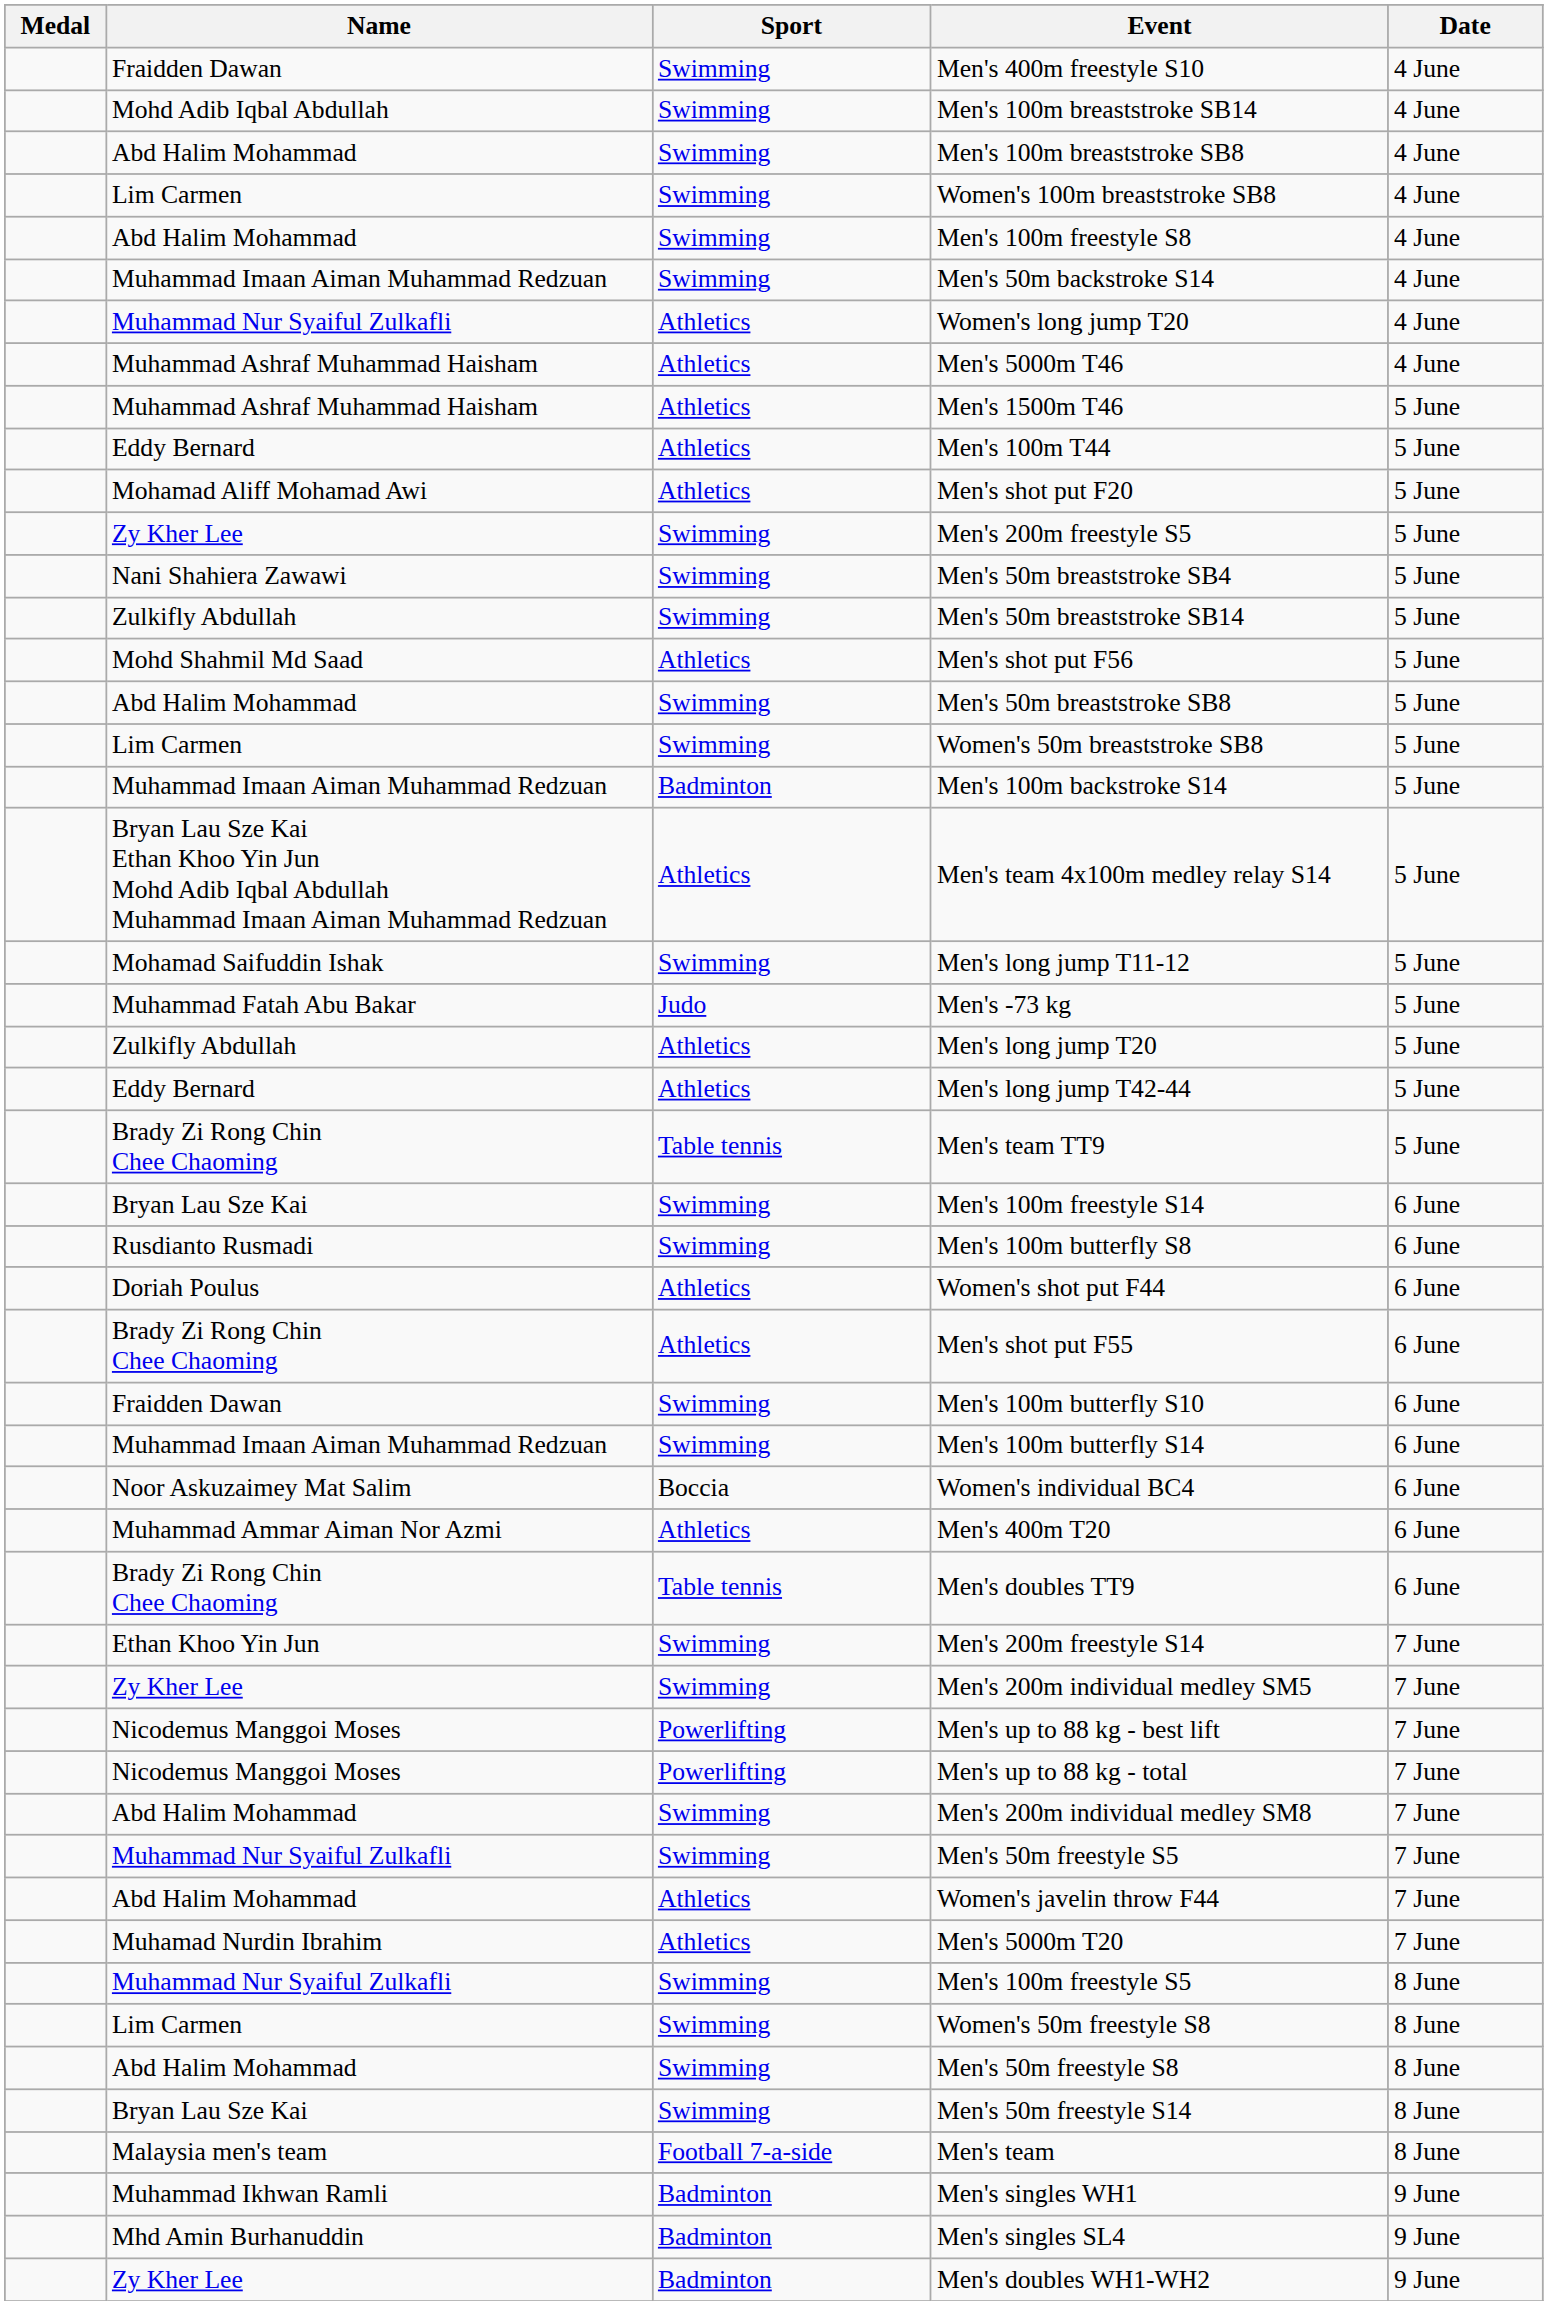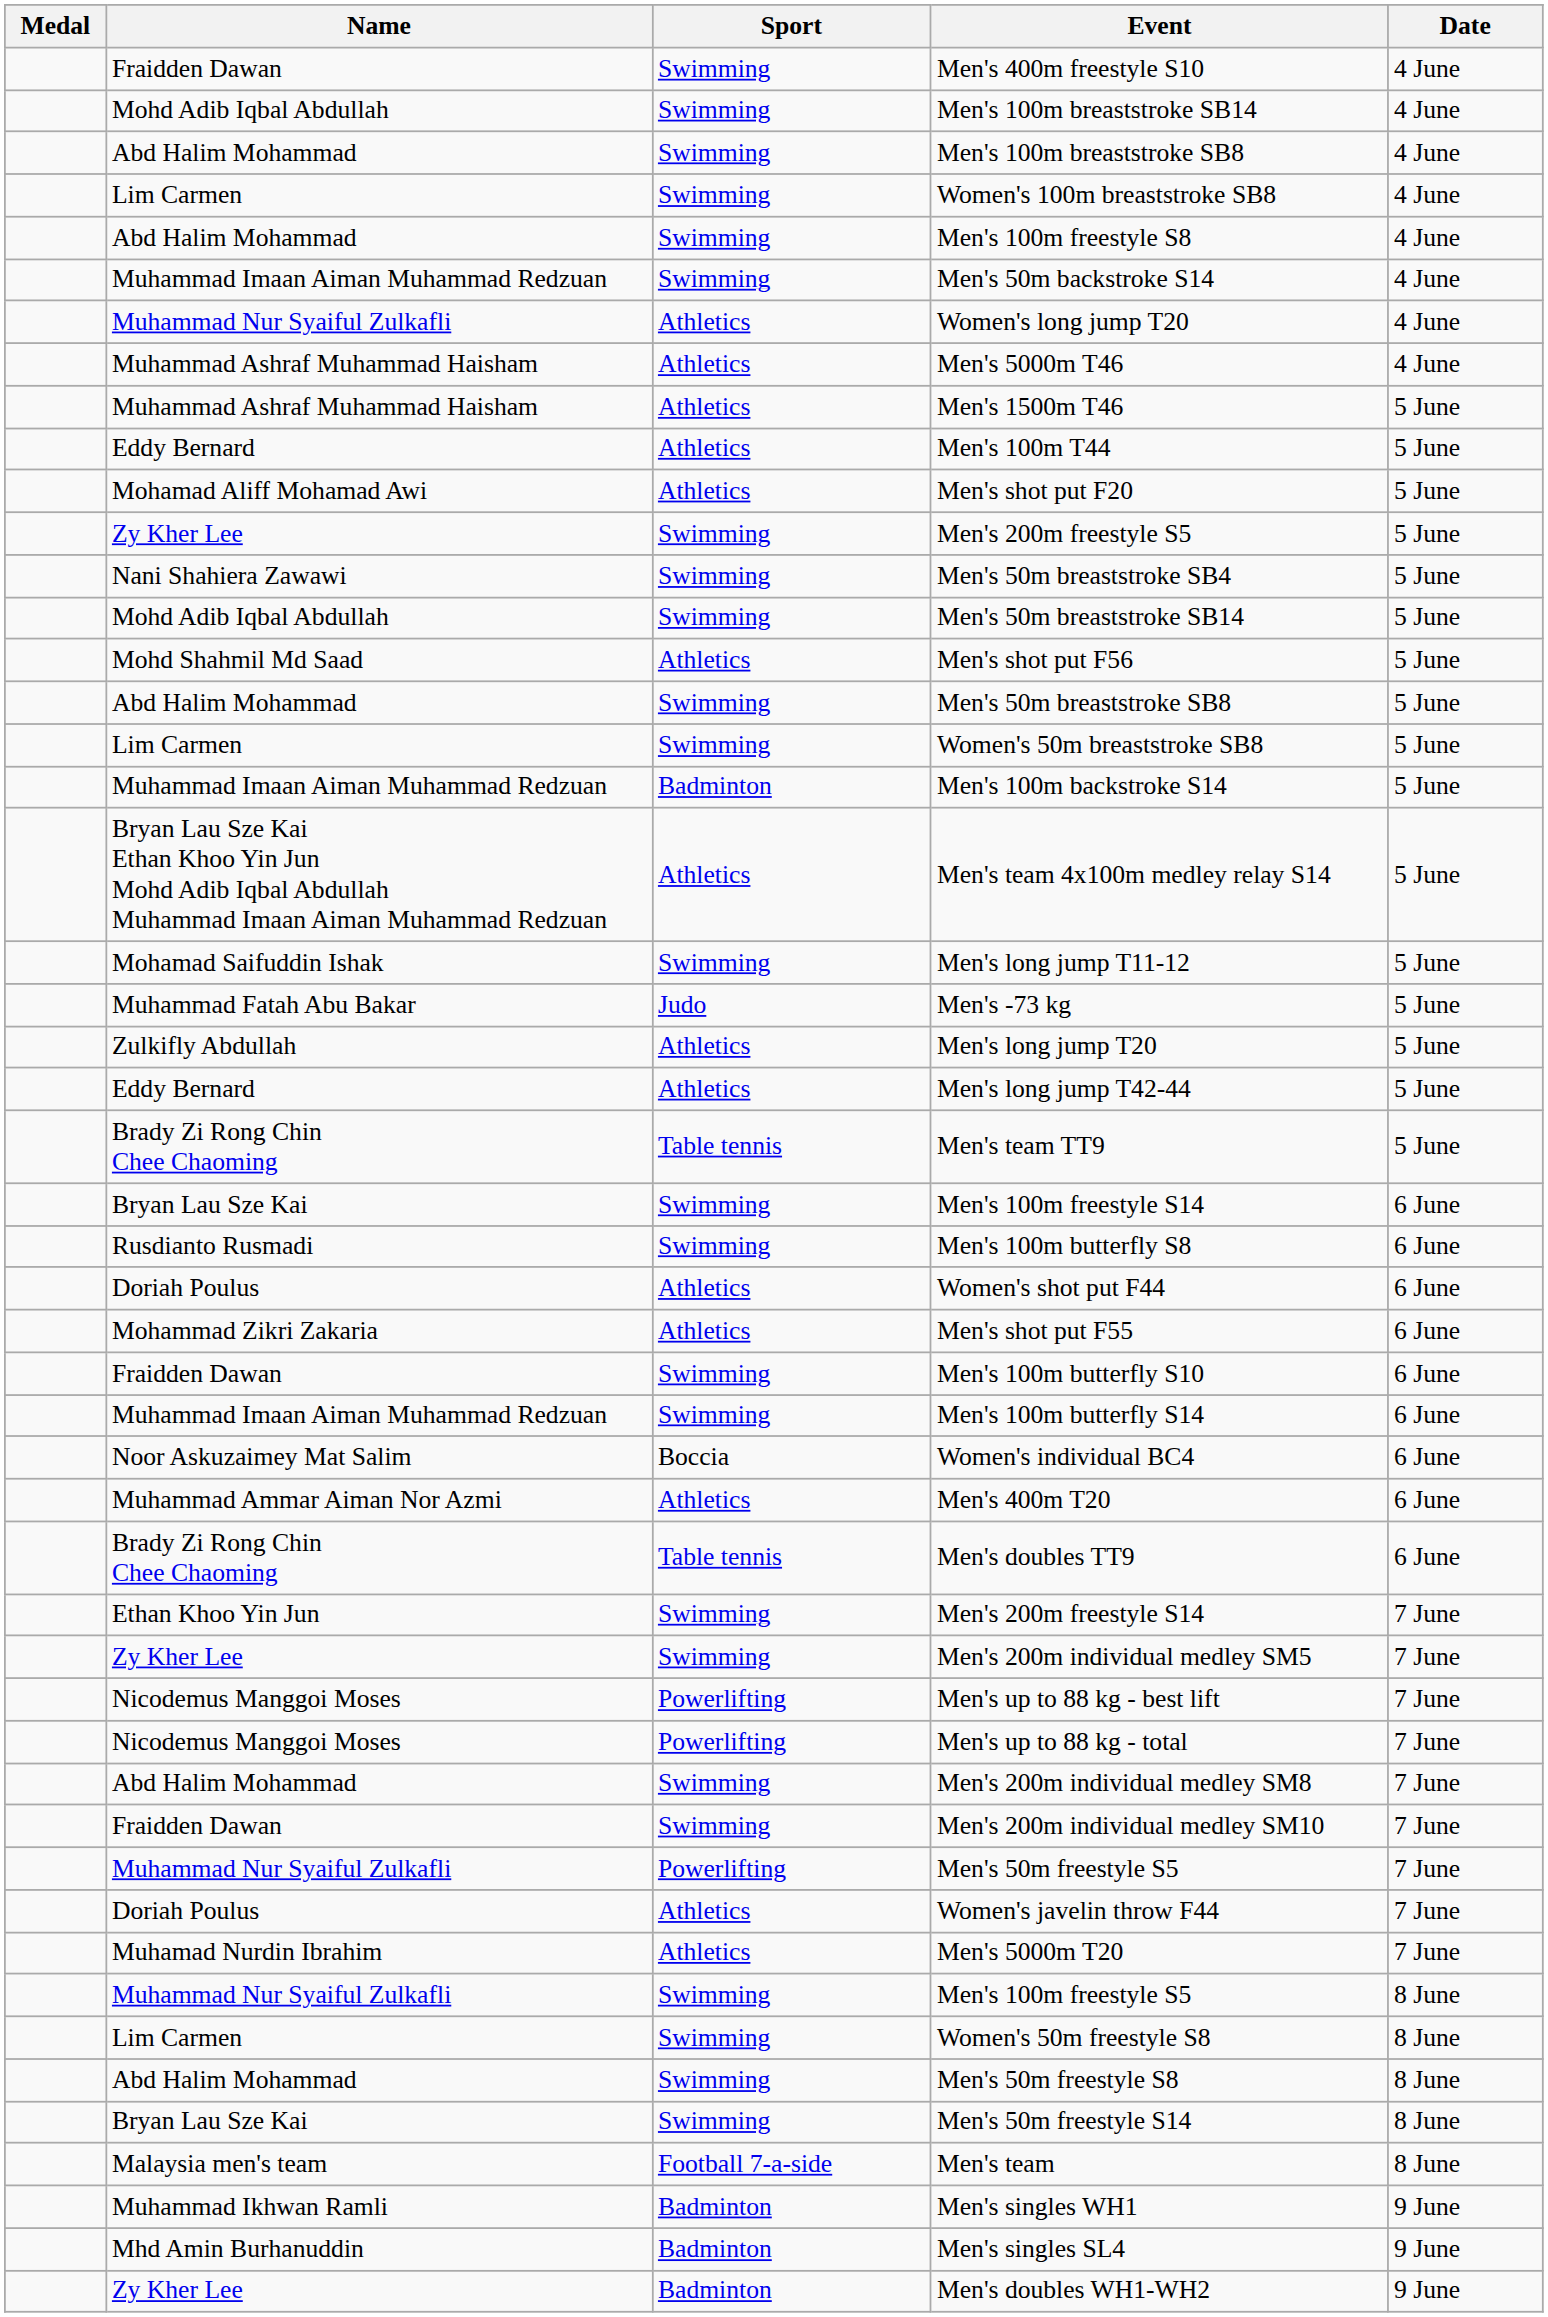(204, 617) Zulkifly Abdullah -> (250, 617) Mohd Adib Iqbal Abdullah
(217, 1345) Brady Zi Rong Chin Chee Chaoming -> (245, 1330) Mohammad Zikri Zakaria
+ row: (1131, 1826)
(714, 1856) Swimming -> (722, 1868) Powerlifting
(234, 1898) Abd Halim Mohammad -> (186, 1910) Doriah Poulus
